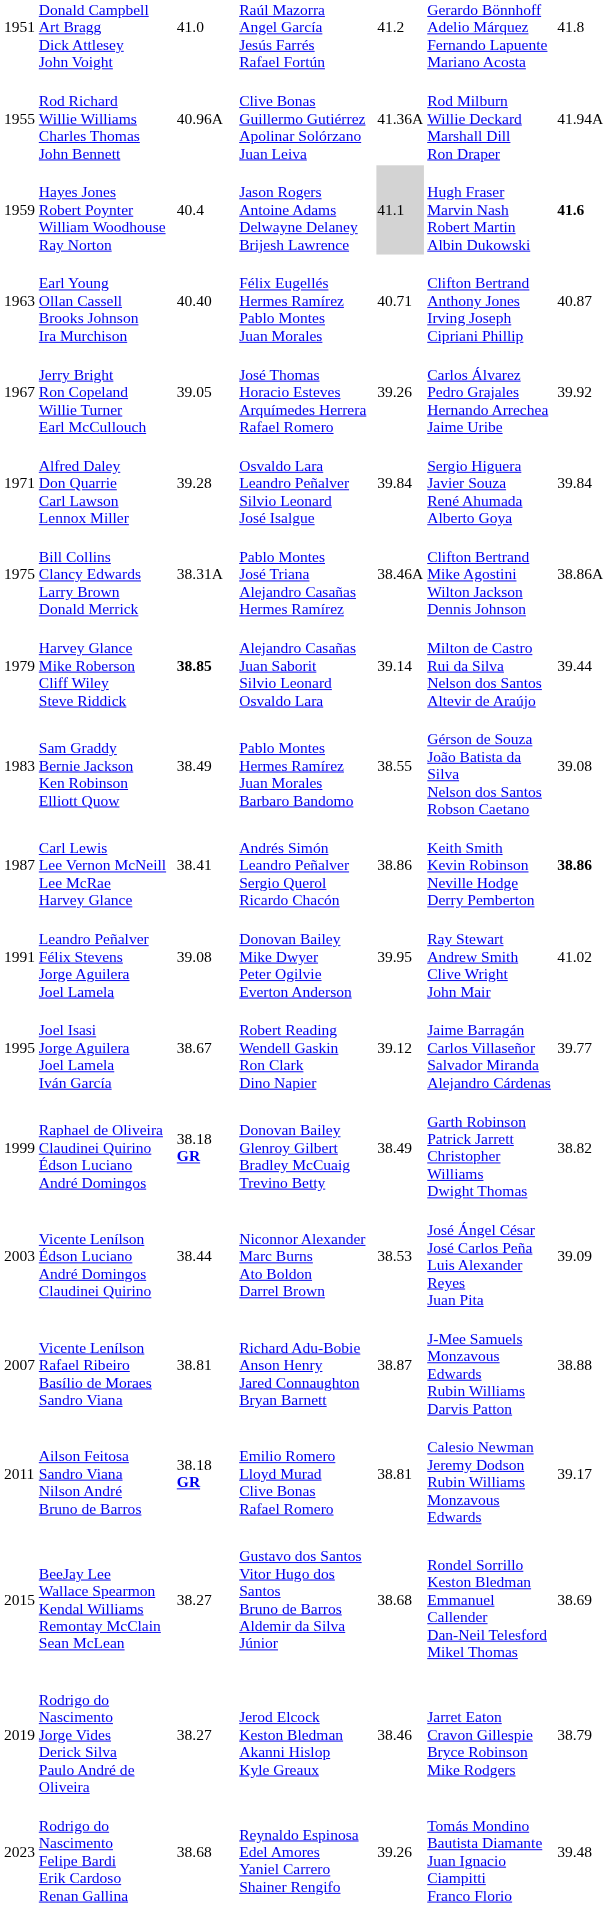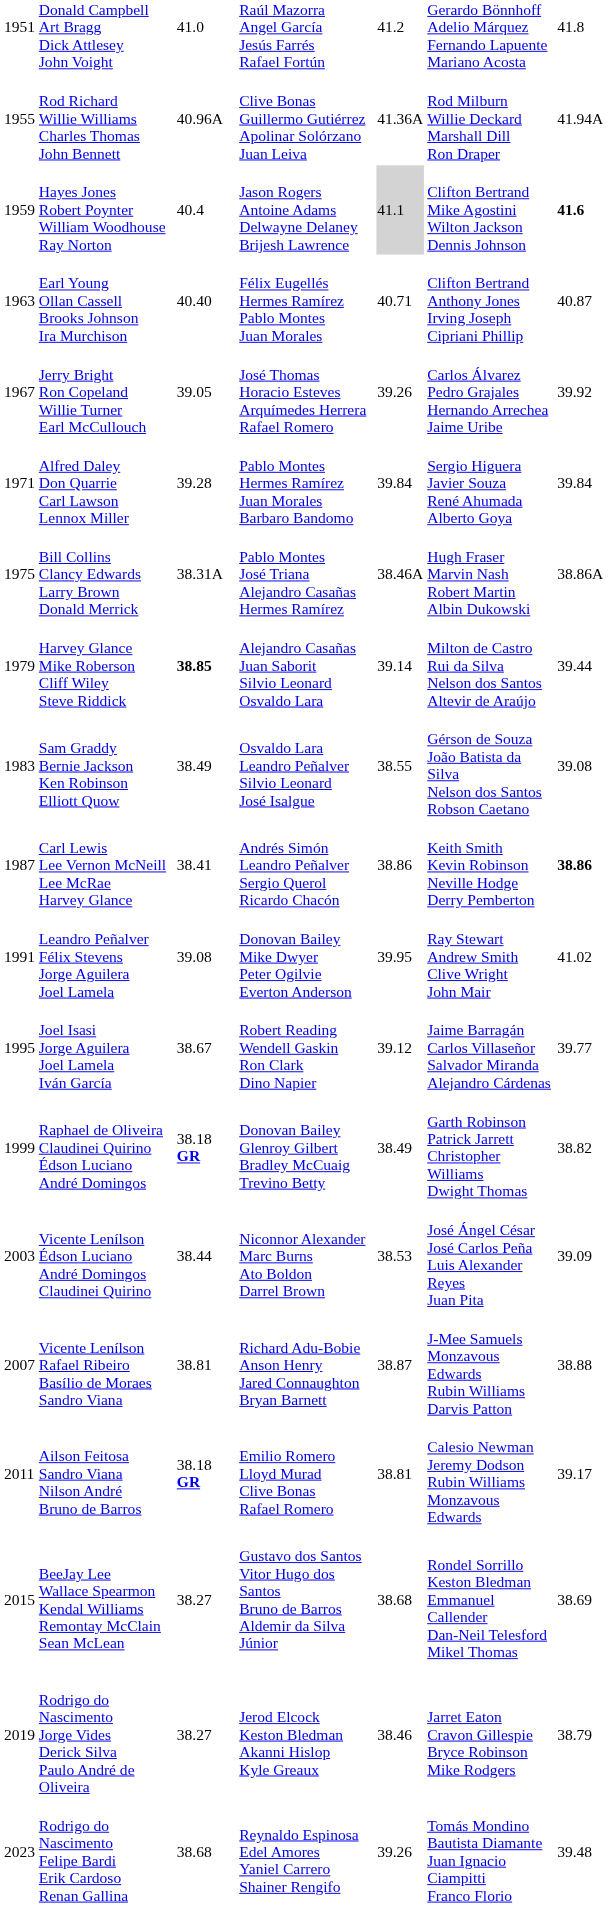(479, 218) Hugh Fraser Marvin Nash Robert Martin Albin Dukowski -> (478, 218) Clifton Bertrand Mike Agostini Wilton Jackson Dennis Johnson
(294, 492) Osvaldo Lara Leandro Peñalver Silvio Leonard José Isalgue -> (296, 492) Pablo Montes Hermes Ramírez Juan Morales Barbaro Bandomo
(478, 583) Clifton Bertrand Mike Agostini Wilton Jackson Dennis Johnson -> (479, 583) Hugh Fraser Marvin Nash Robert Martin Albin Dukowski
(296, 774) Pablo Montes Hermes Ramírez Juan Morales Barbaro Bandomo -> (294, 774) Osvaldo Lara Leandro Peñalver Silvio Leonard José Isalgue
